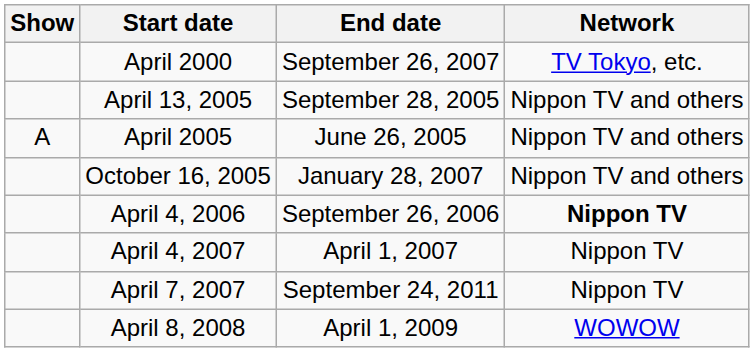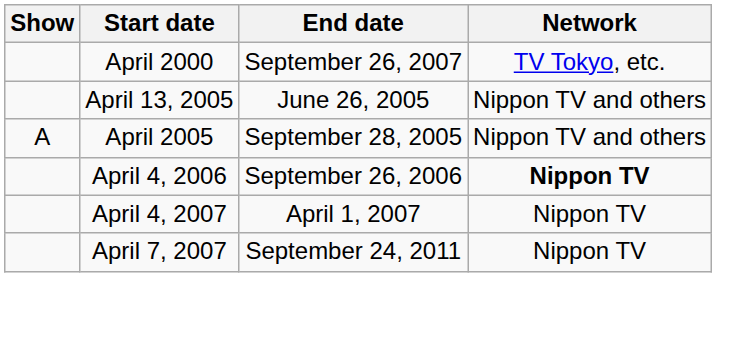(391, 99) September 28, 2005 -> (353, 99) June 26, 2005
(391, 137) June 26, 2005 -> (353, 137) September 28, 2005
- row: (178, 175)
- row: (178, 328)
